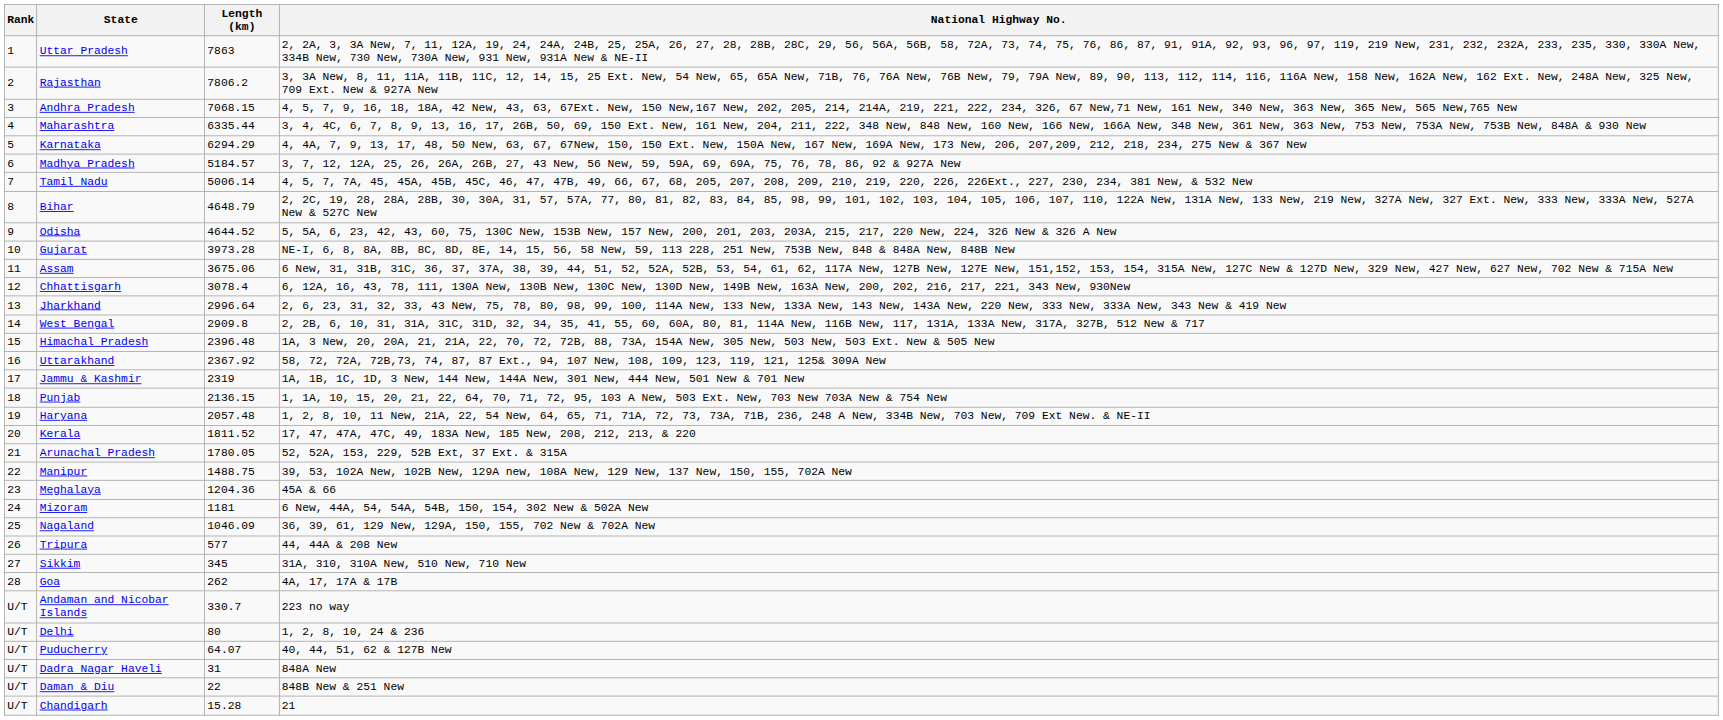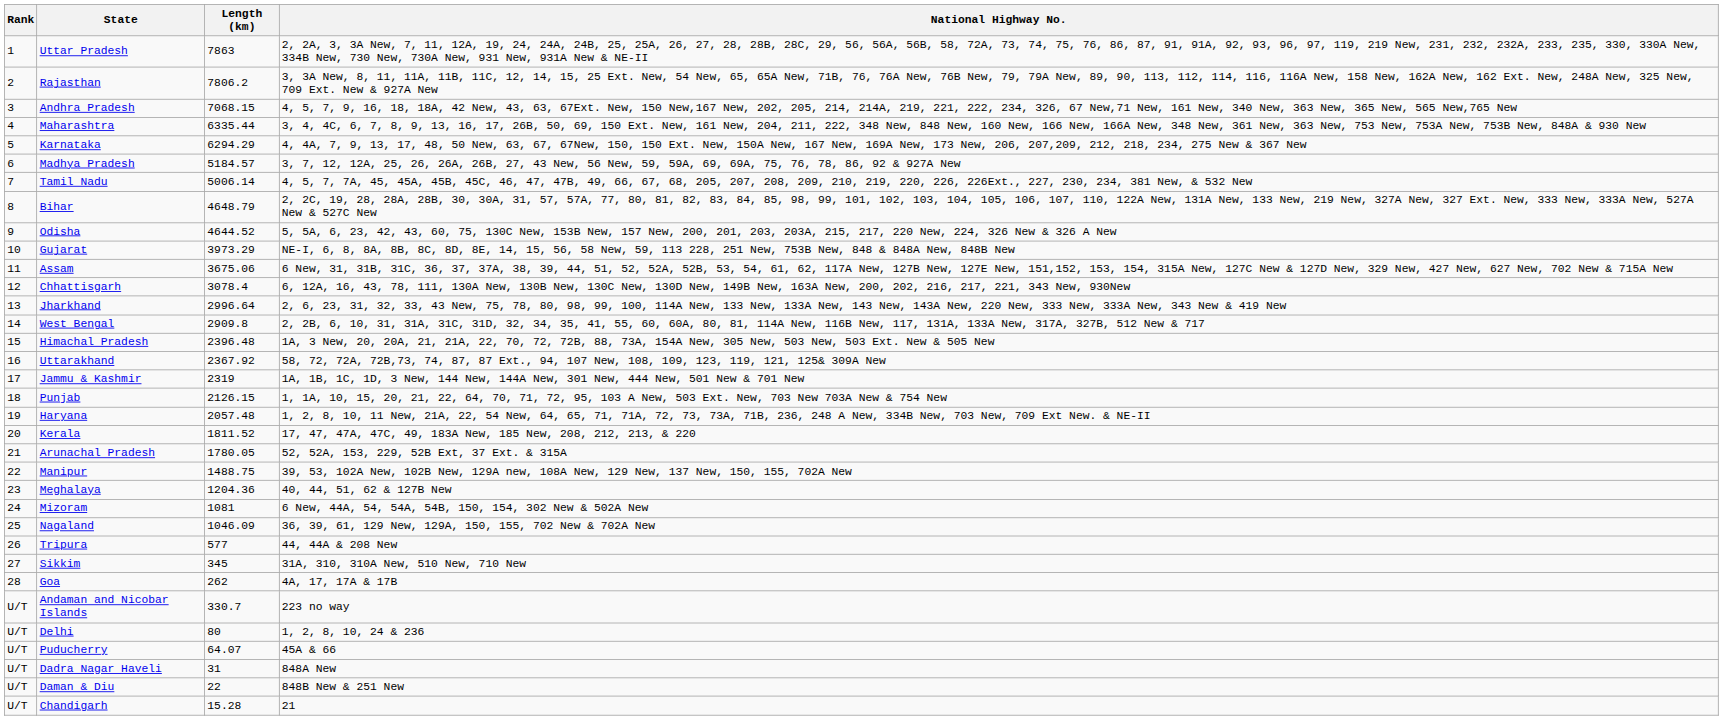(231, 250) 3973.28 -> (231, 250) 3973.29
(231, 398) 2136.15 -> (231, 398) 2126.15
(309, 490) 45A & 66 -> (367, 490) 40, 44, 51, 62 & 127B New
(221, 508) 1181 -> (221, 508) 1081
(367, 650) 40, 44, 51, 62 & 127B New -> (309, 650) 45A & 66
